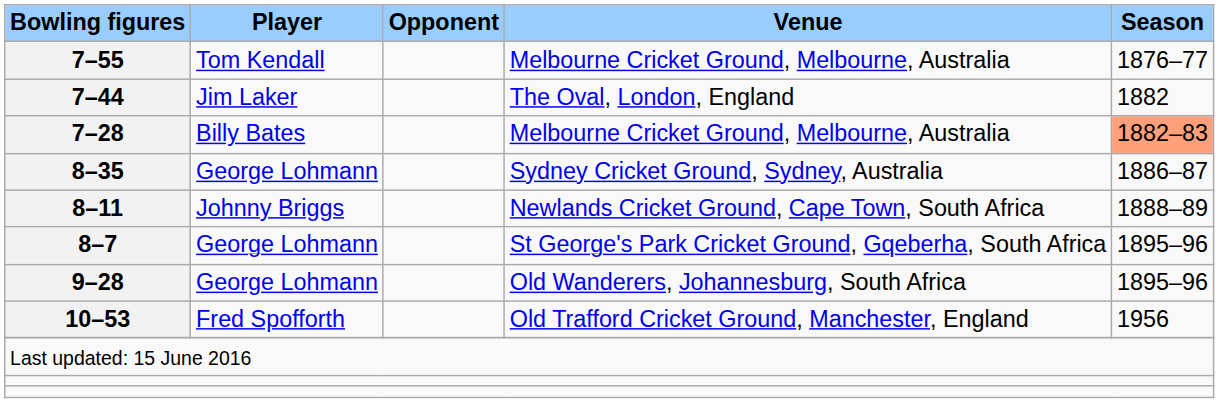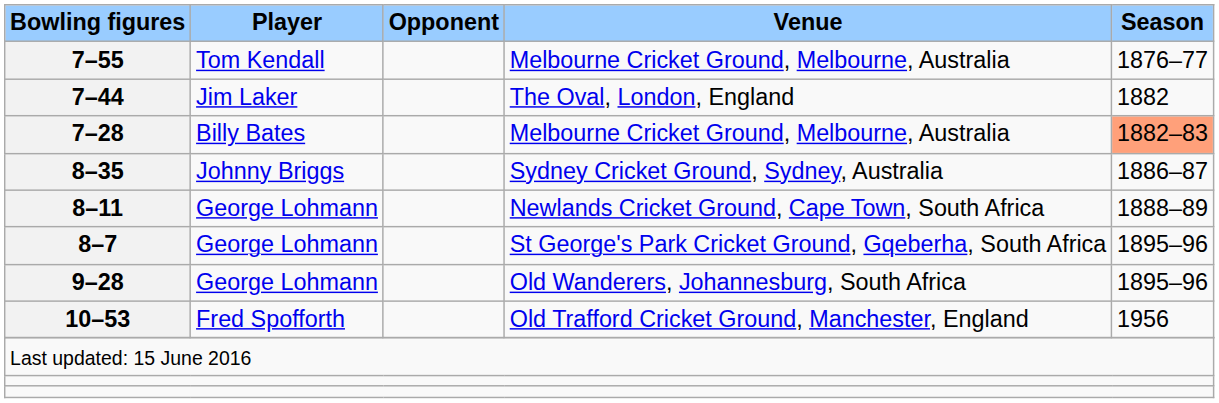(287, 171) George Lohmann -> (270, 171) Johnny Briggs
(270, 208) Johnny Briggs -> (287, 208) George Lohmann
